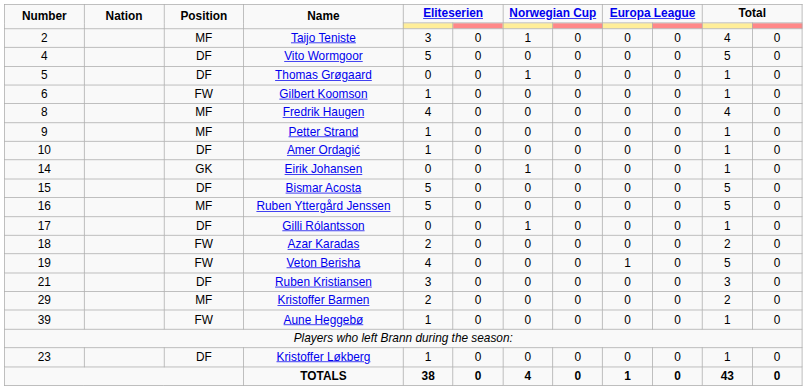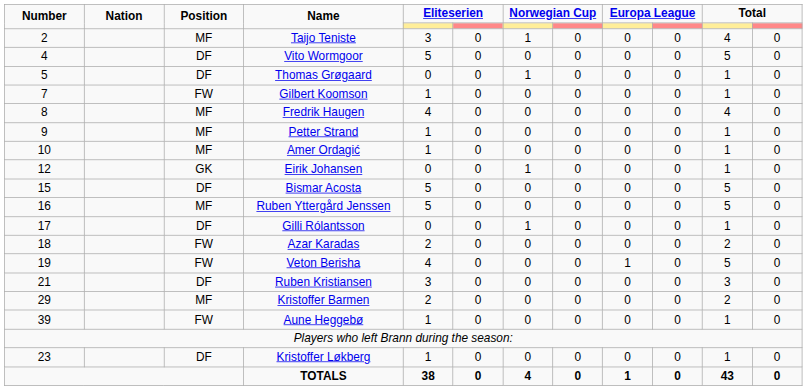(44, 94) 6 -> (44, 94) 7
(204, 150) DF -> (204, 150) MF
(44, 169) 14 -> (44, 169) 12
